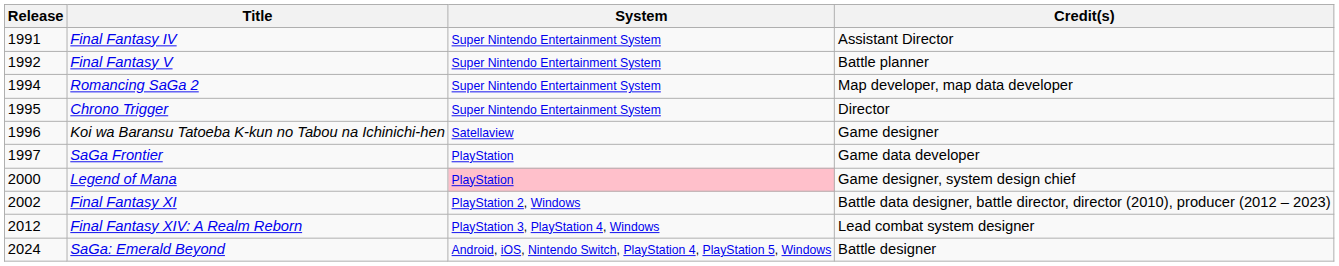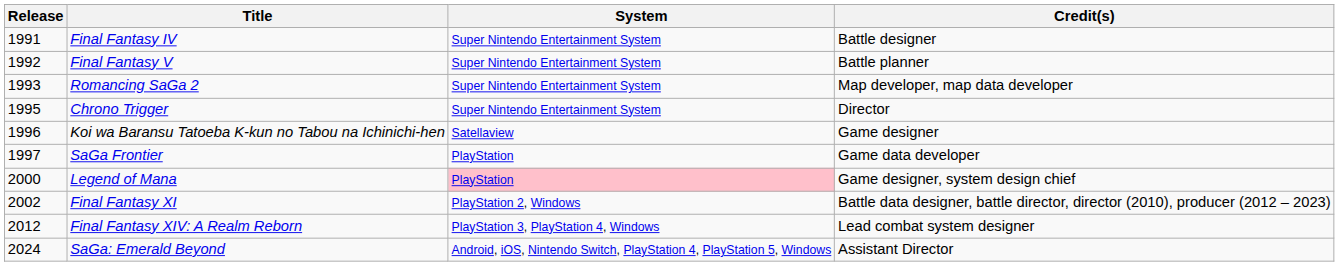(896, 39) Assistant Director -> (887, 39) Battle designer
(24, 86) 1994 -> (24, 86) 1993
(887, 249) Battle designer -> (896, 249) Assistant Director
